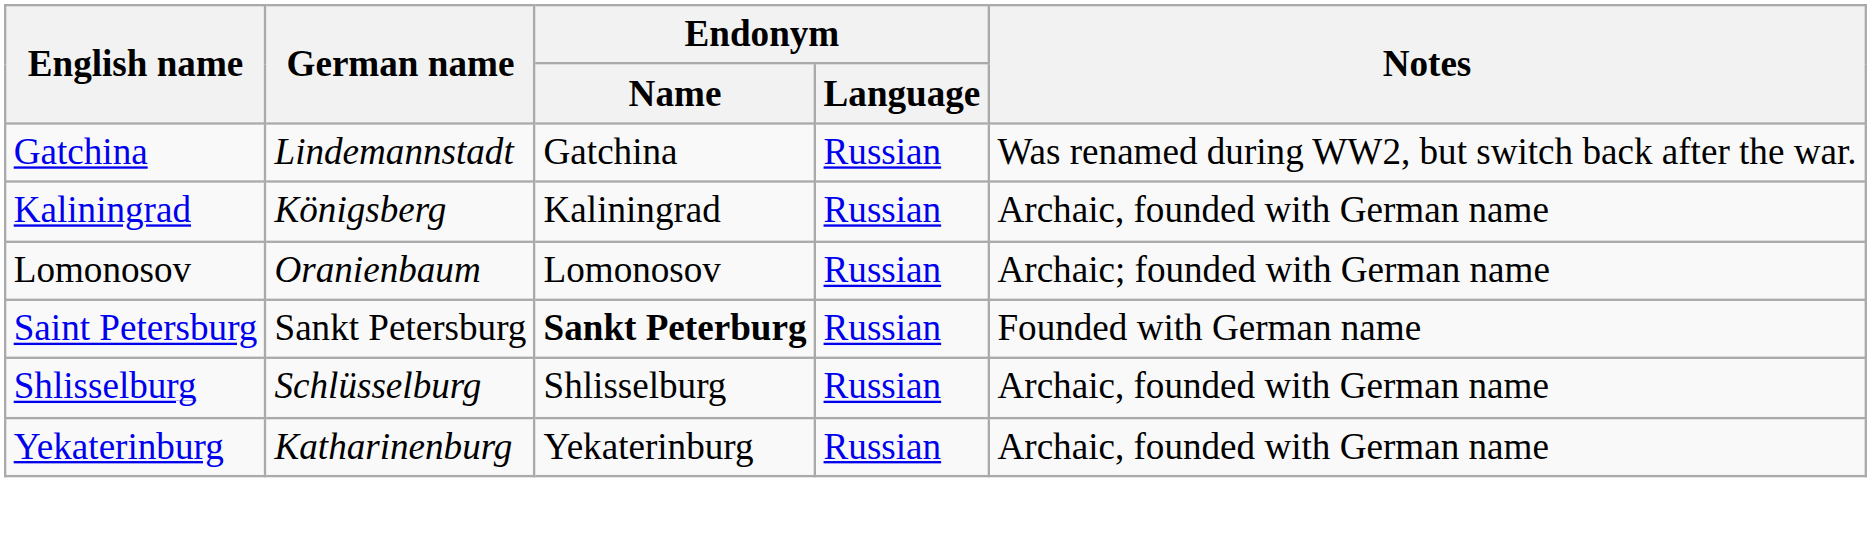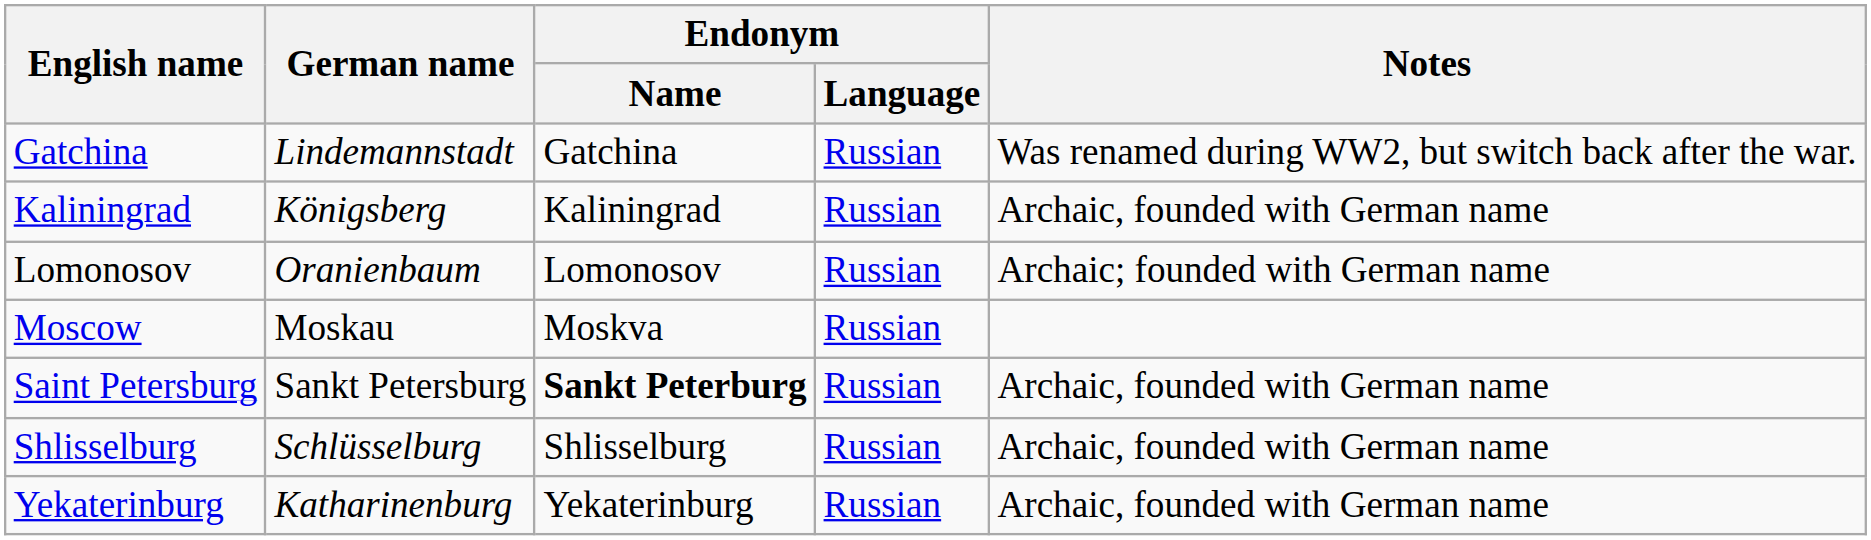+ row: (78, 328)
(1209, 328) Founded with German name -> (1273, 387) Archaic, founded with German name
